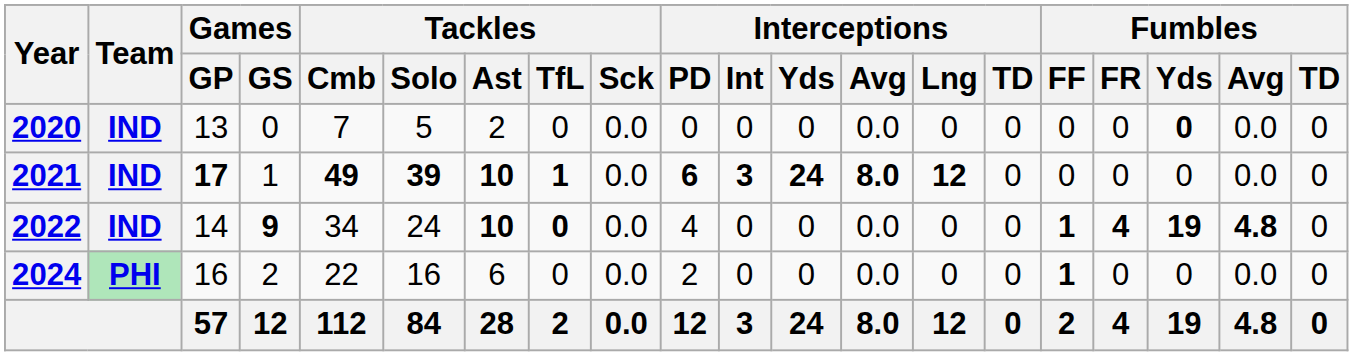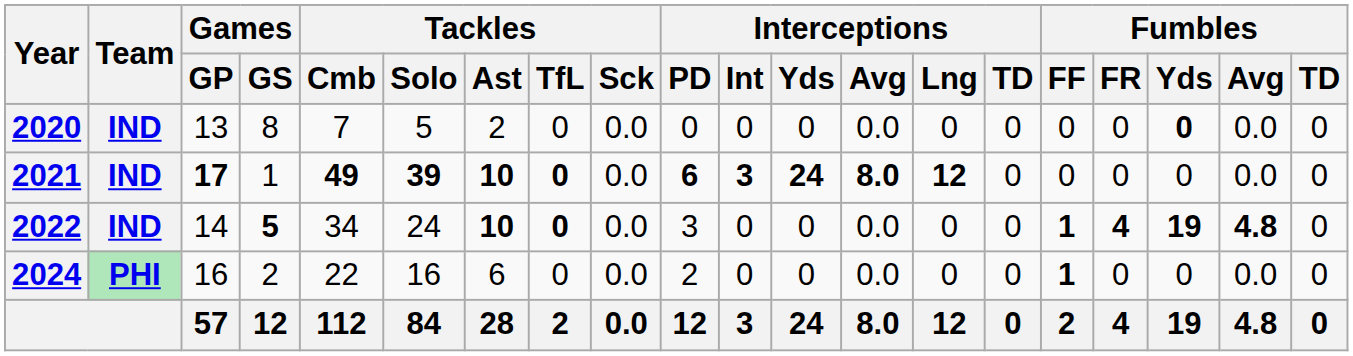(270, 127) 0 -> (270, 127) 8
(560, 176) 1 -> (560, 176) 0
(270, 226) 9 -> (270, 226) 5
(690, 226) 4 -> (690, 226) 3
